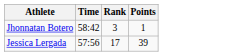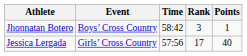+ column: (118, 12)
(143, 44) 39 -> (227, 44) 40
